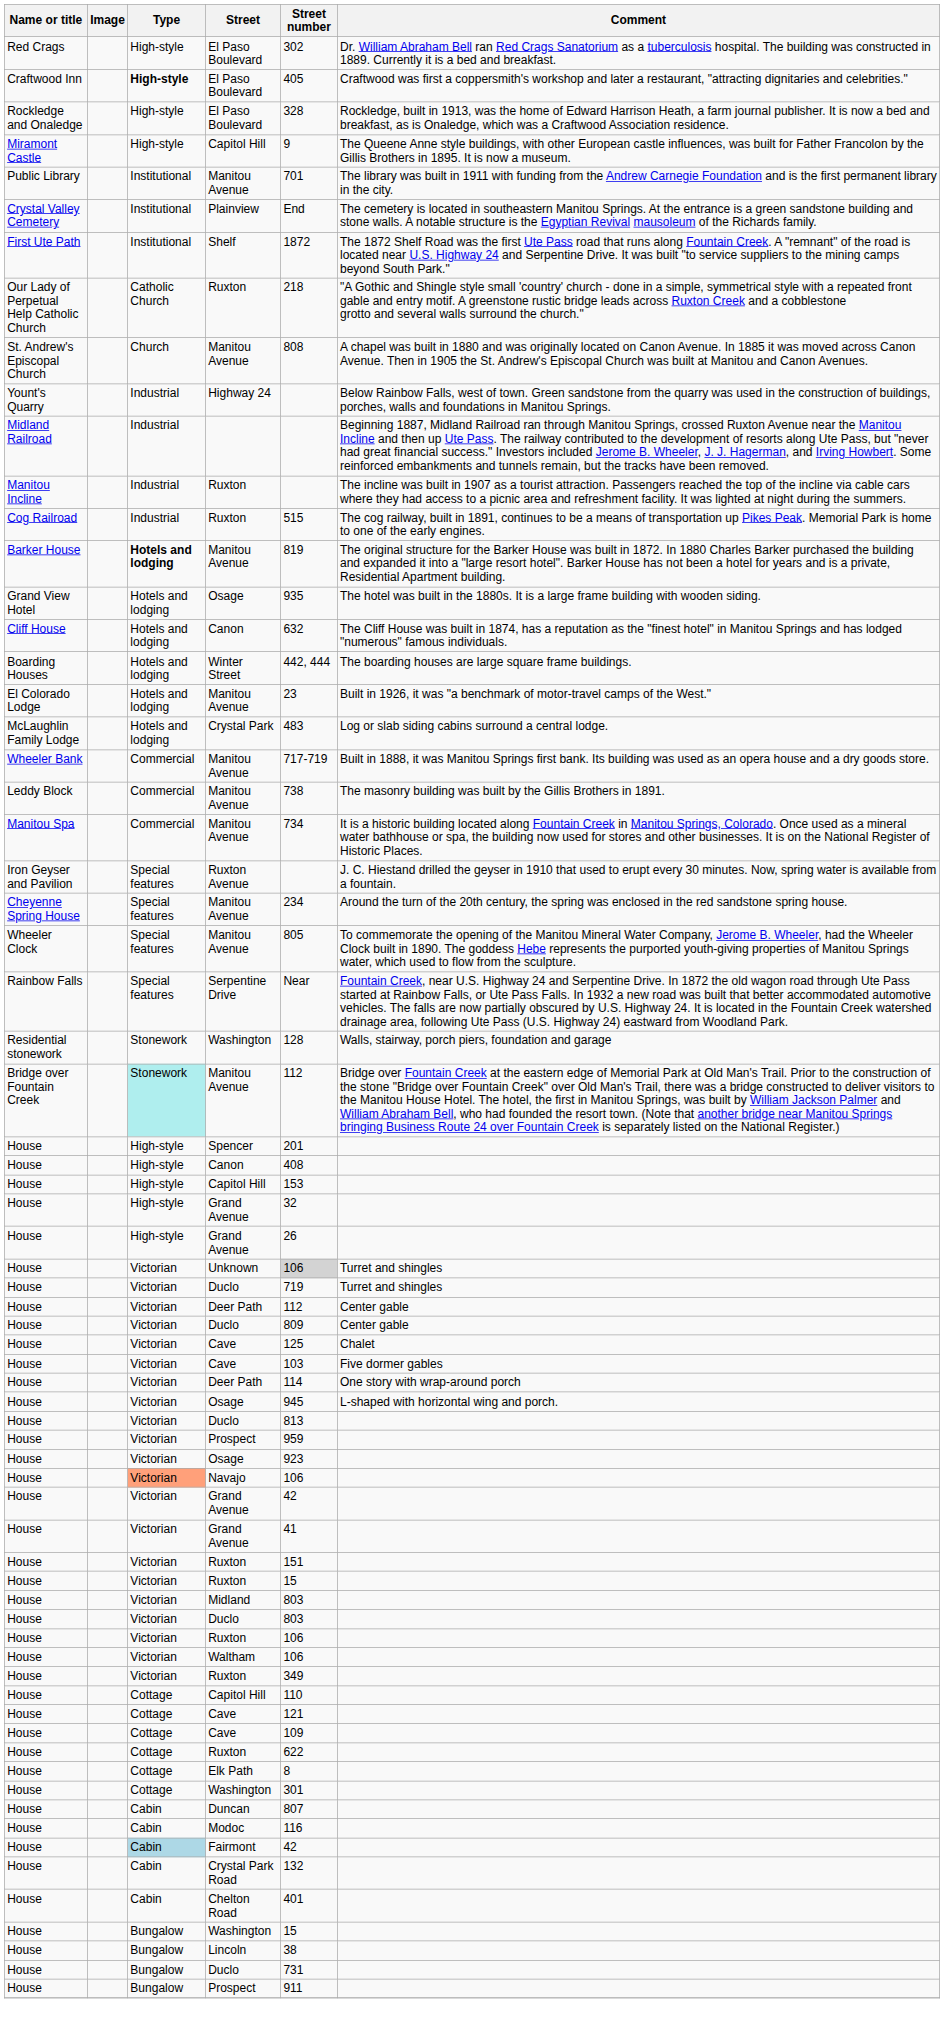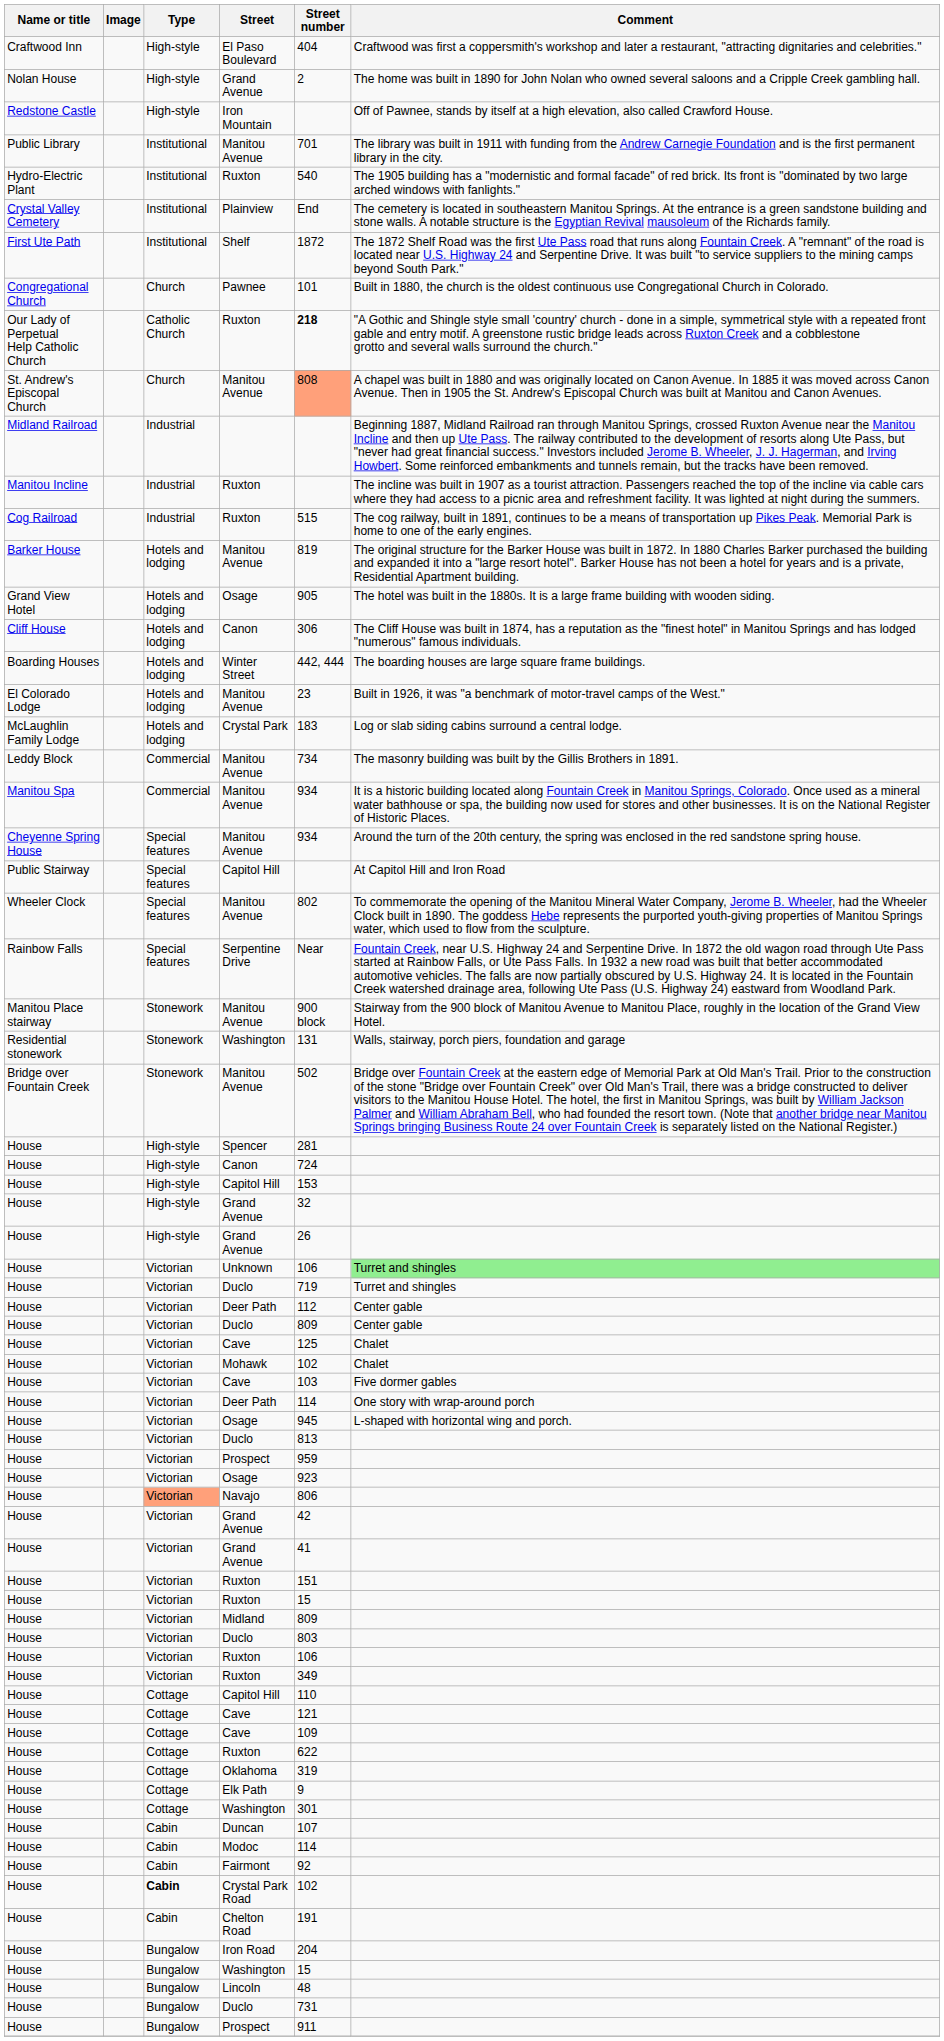- row: (36, 46)
(159, 79) bold -> (173, 46) normal
(293, 79) 405 -> (307, 46) 404
- row: (45, 118)
+ row: (42, 79)
+ row: (52, 111)
- row: (32, 150)
+ row: (45, 183)
+ row: (48, 294)
(293, 287) normal -> (307, 320) bold
(293, 347) no background -> (307, 379) lightsalmon background
- row: (26, 400)
(161, 557) bold -> (175, 557) normal
(293, 596) 935 -> (307, 596) 905
(293, 629) 632 -> (307, 629) 306
(293, 726) 483 -> (307, 726) 183
- row: (45, 759)
(293, 791) 738 -> (307, 759) 734
(293, 824) 734 -> (307, 791) 934
- row: (40, 876)
(293, 902) 234 -> (307, 837) 934
+ row: (48, 870)
(293, 935) 805 -> (307, 902) 802
+ row: (45, 1015)
(293, 1040) 128 -> (307, 1040) 131
(159, 1073) paleturquoise background -> (175, 1073) no background
(293, 1073) 112 -> (307, 1073) 502
(293, 1146) 201 -> (307, 1146) 281
(293, 1165) 408 -> (307, 1165) 724
(293, 1268) lightgrey background -> (307, 1268) no background
(391, 1268) no background -> (405, 1268) lightgreen background
+ row: (24, 1363)
(293, 1477) 106 -> (307, 1496) 806
(293, 1600) 803 -> (307, 1619) 809
- row: (24, 1657)
+ row: (24, 1771)
(287, 1771) 8 -> (301, 1790) 9
(293, 1809) 807 -> (307, 1828) 107
(293, 1828) 116 -> (307, 1847) 114
(146, 1847) lightblue background -> (162, 1866) no background
(290, 1847) 42 -> (304, 1866) 92
(146, 1866) normal -> (163, 1885) bold
(293, 1866) 132 -> (307, 1885) 102
(293, 1899) 401 -> (307, 1918) 191
+ row: (24, 1950)
(290, 1950) 38 -> (304, 1988) 48
